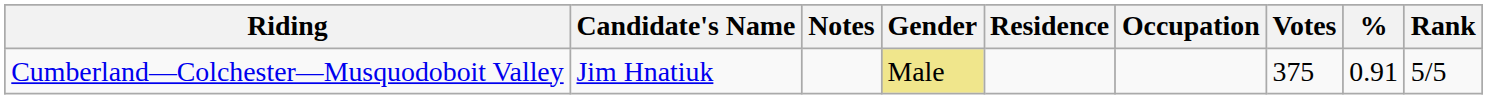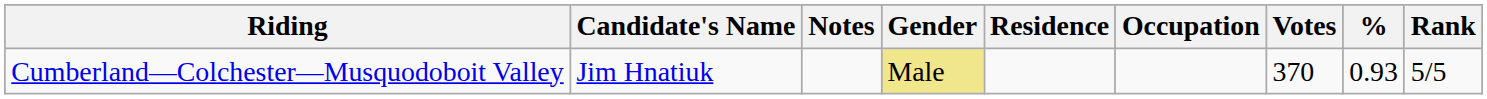(1293, 70) 375 -> (1293, 70) 370
(1374, 70) 0.91 -> (1374, 70) 0.93
